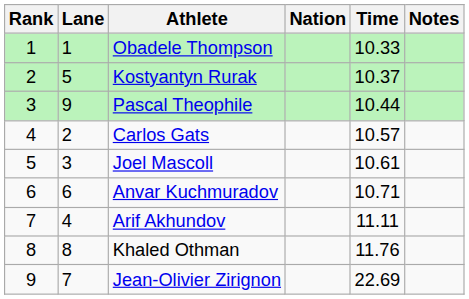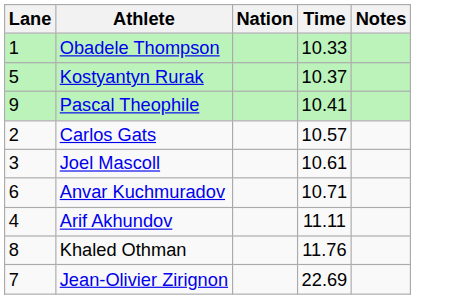- column: (31, 18)
(377, 105) 10.44 -> (324, 105) 10.41
